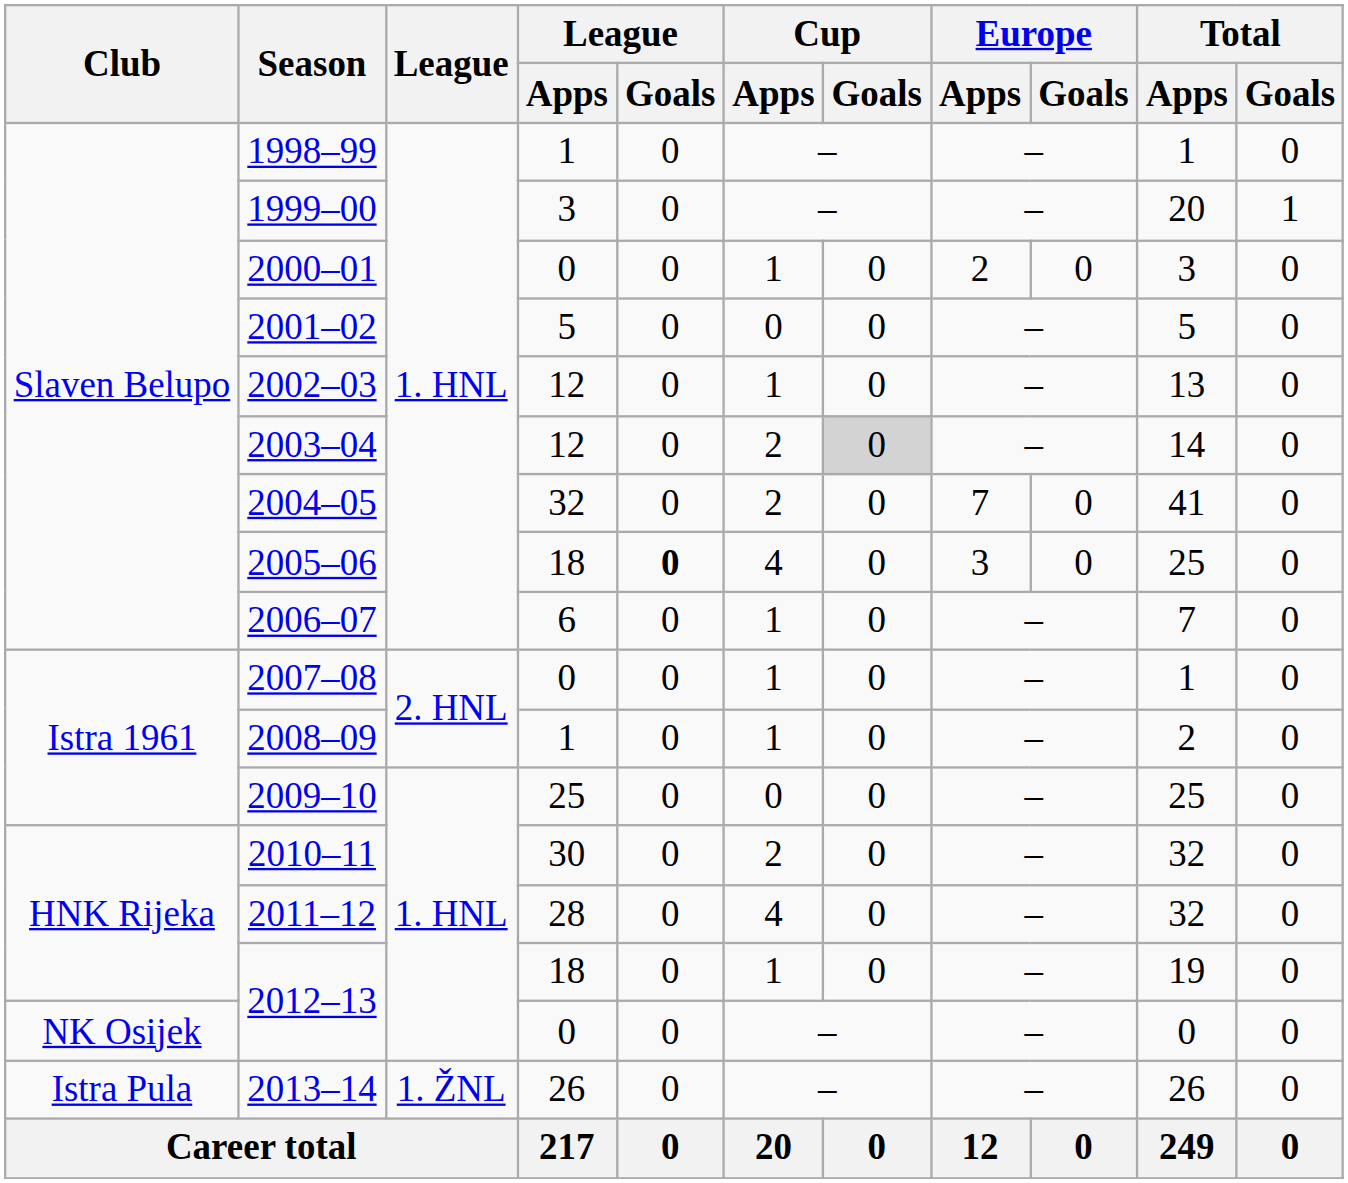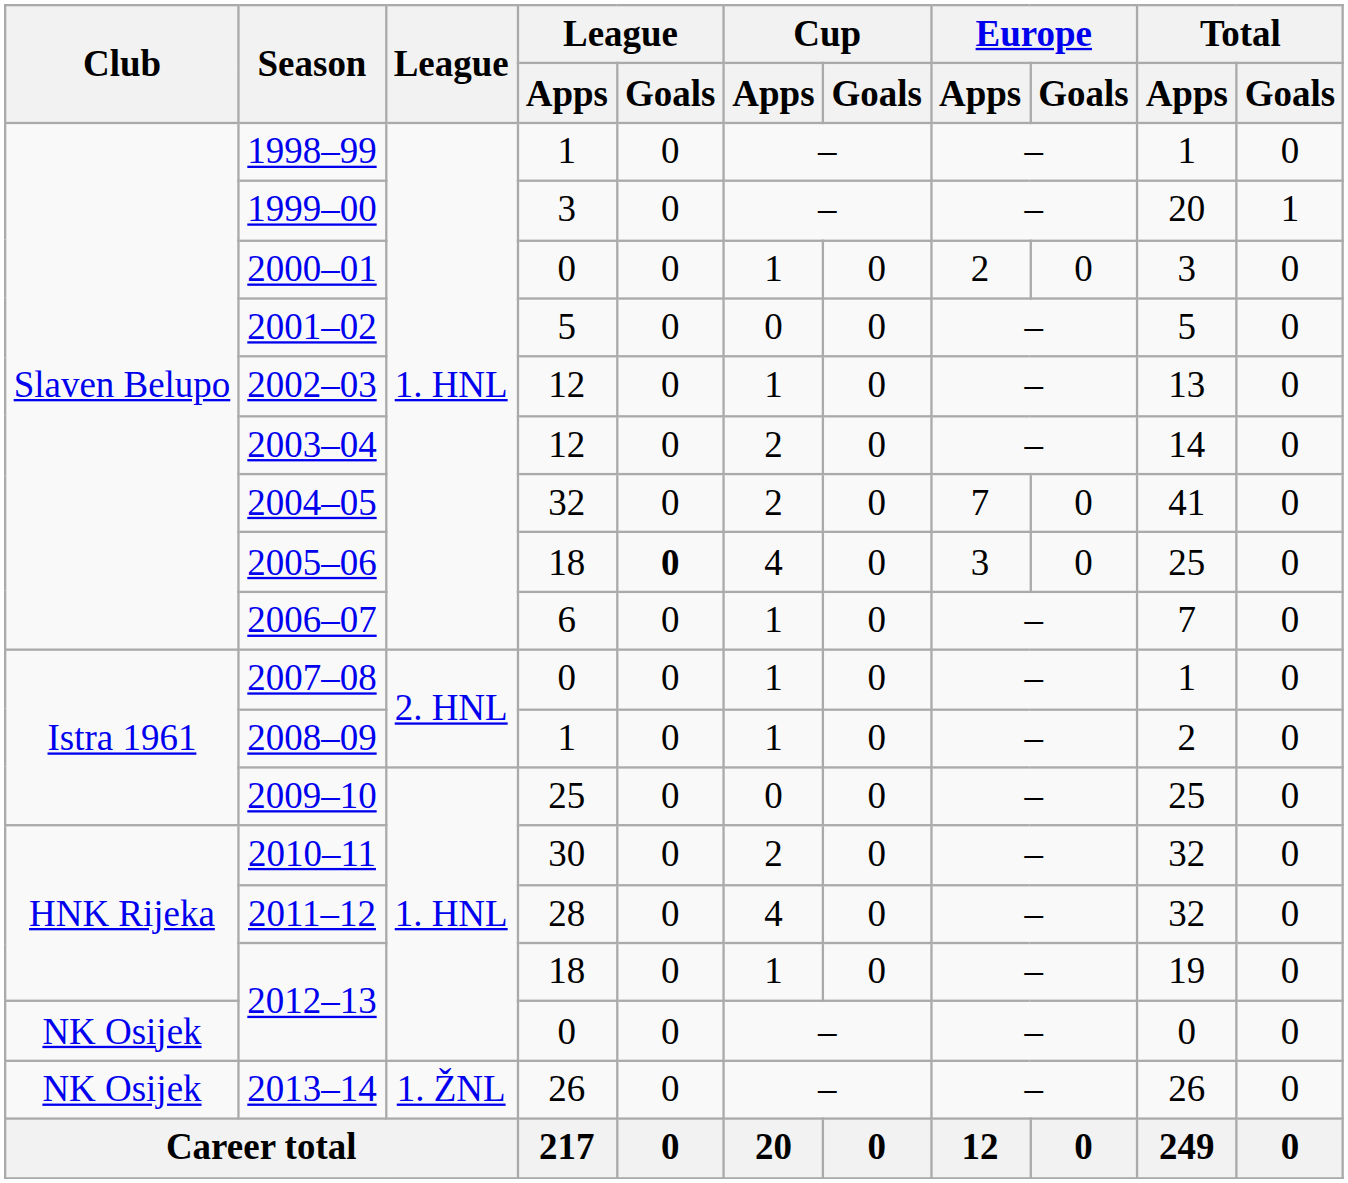(877, 444) lightgrey background -> (877, 444) no background
(122, 1088) Istra Pula -> (122, 1088) NK Osijek
